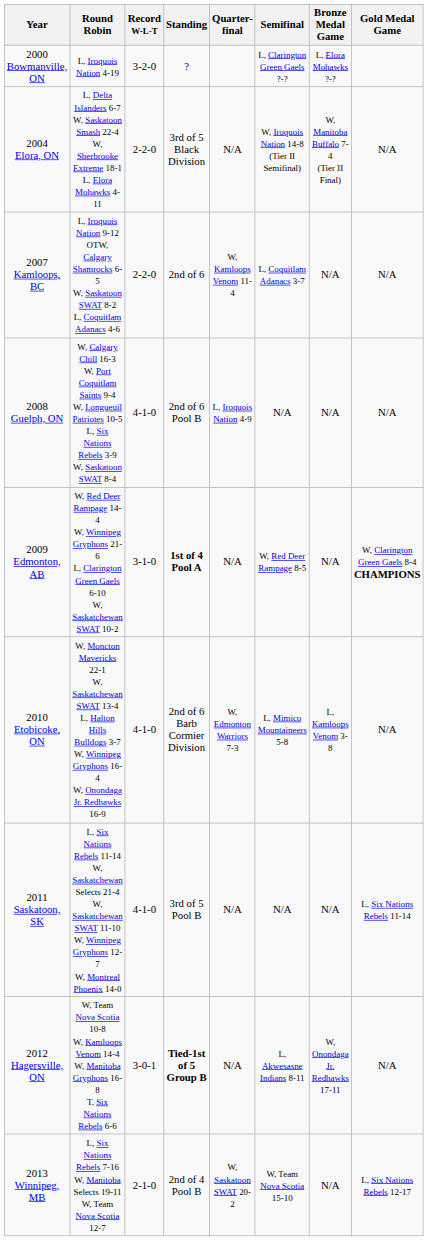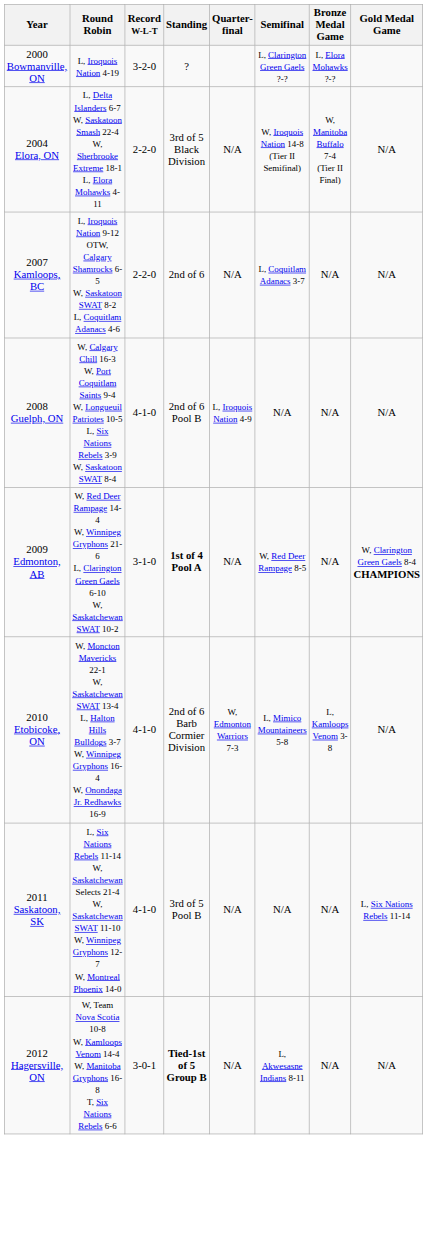(232, 275) W, Kamloops Venom 11-4 -> (232, 275) N/A
(330, 1066) W, Onondaga Jr. Redhawks 17-11 -> (330, 1065) N/A
- row: (37, 1185)
